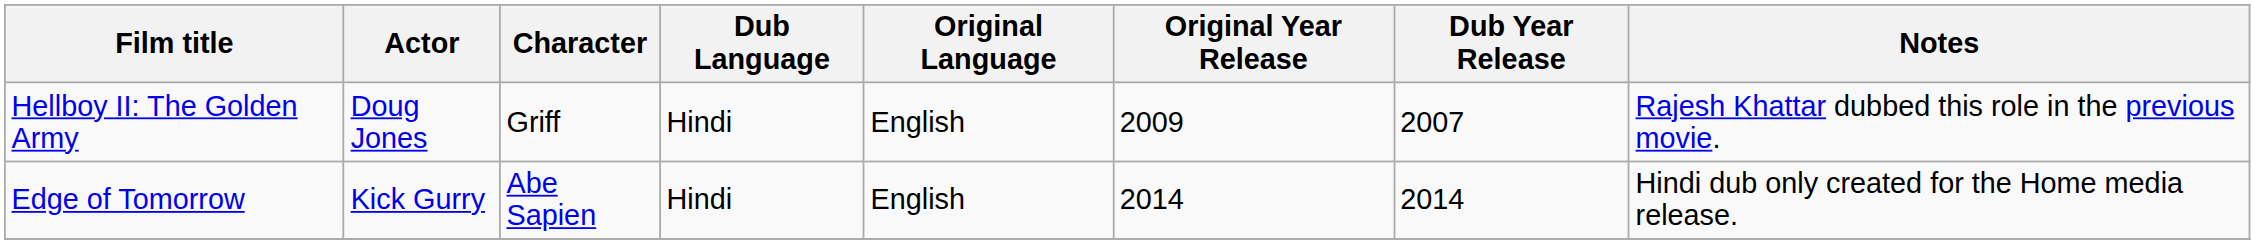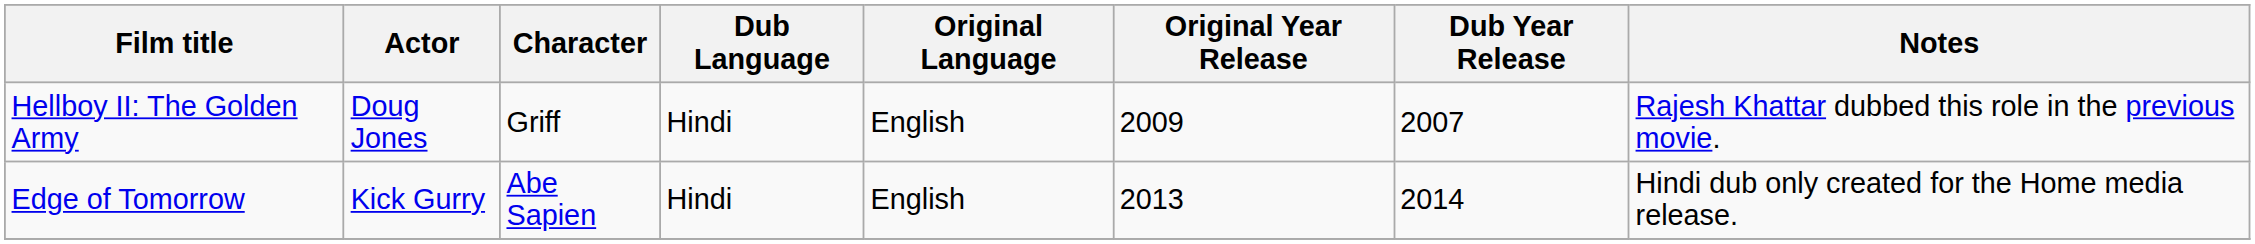(1152, 199) 2014 -> (1152, 199) 2013
